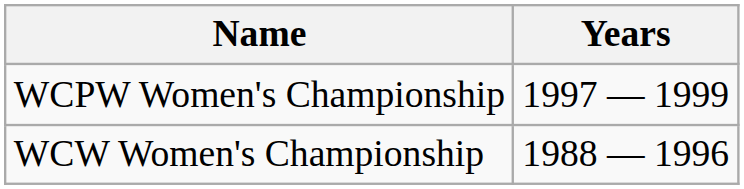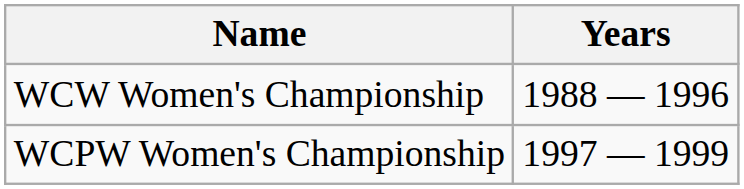rows swapped: (249, 153) <-> (259, 93)
